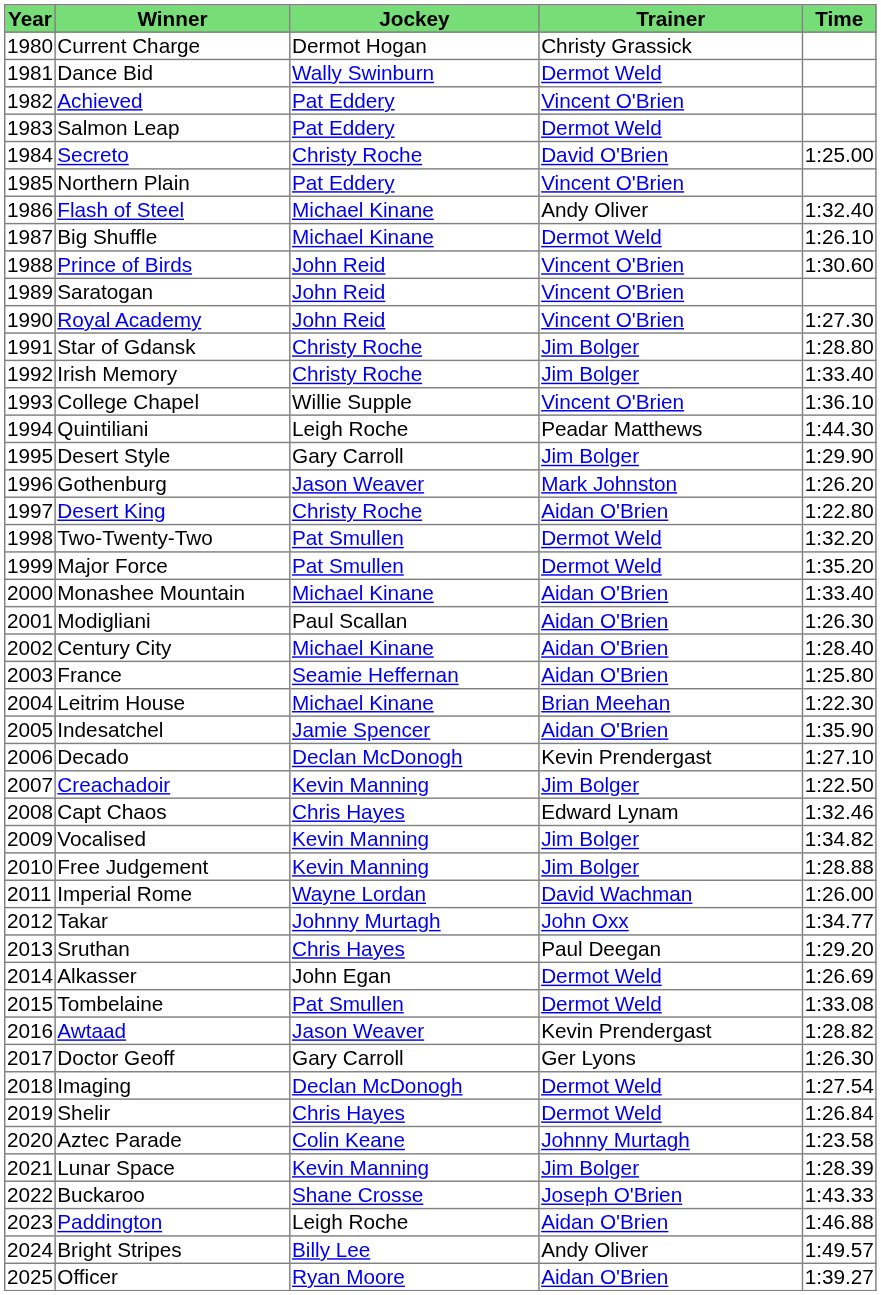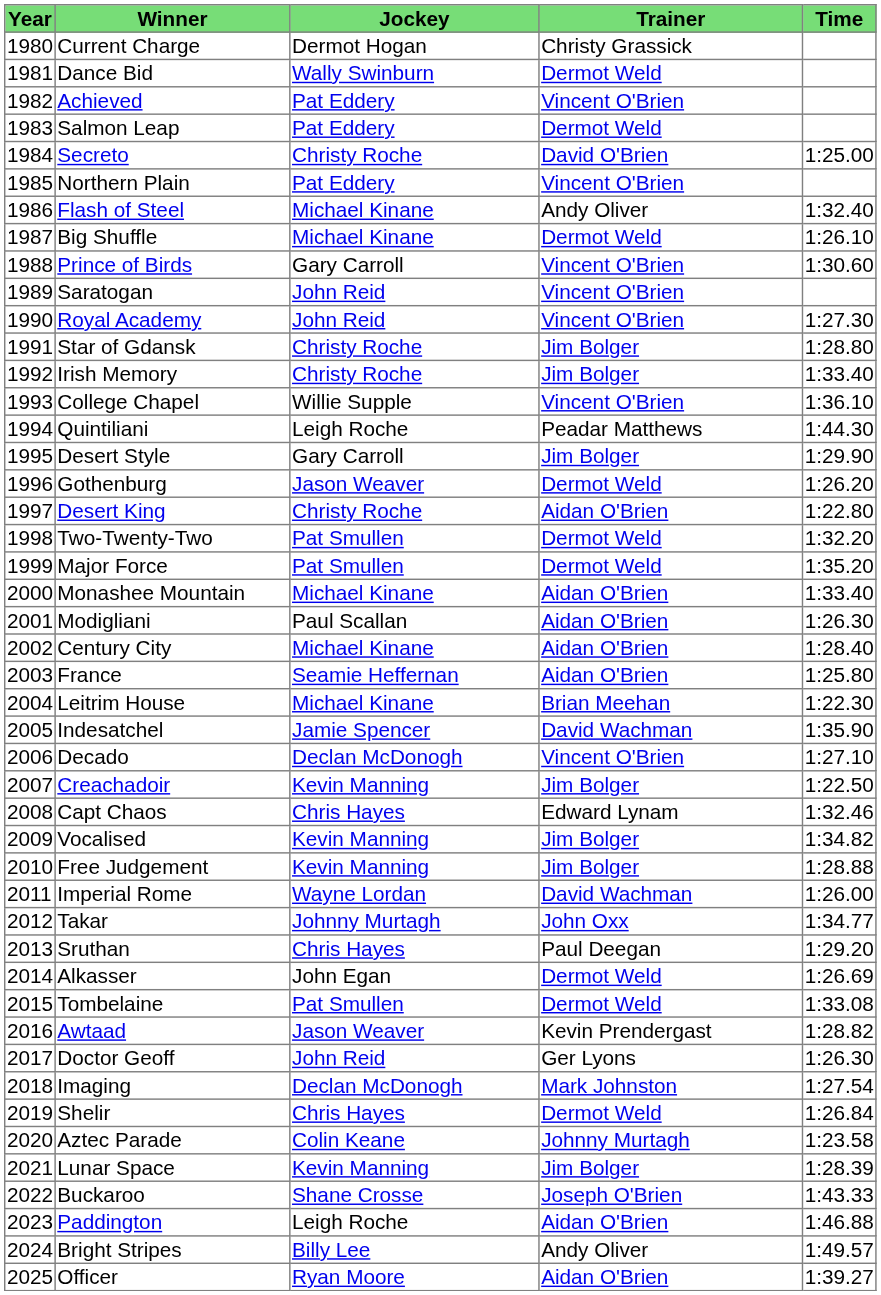(339, 265) John Reid -> (348, 265) Gary Carroll
(609, 484) Mark Johnston -> (601, 484) Dermot Weld
(605, 730) Aidan O'Brien -> (617, 730) David Wachman
(626, 757) Kevin Prendergast -> (613, 757) Vincent O'Brien
(348, 1058) Gary Carroll -> (339, 1058) John Reid
(601, 1085) Dermot Weld -> (609, 1085) Mark Johnston
